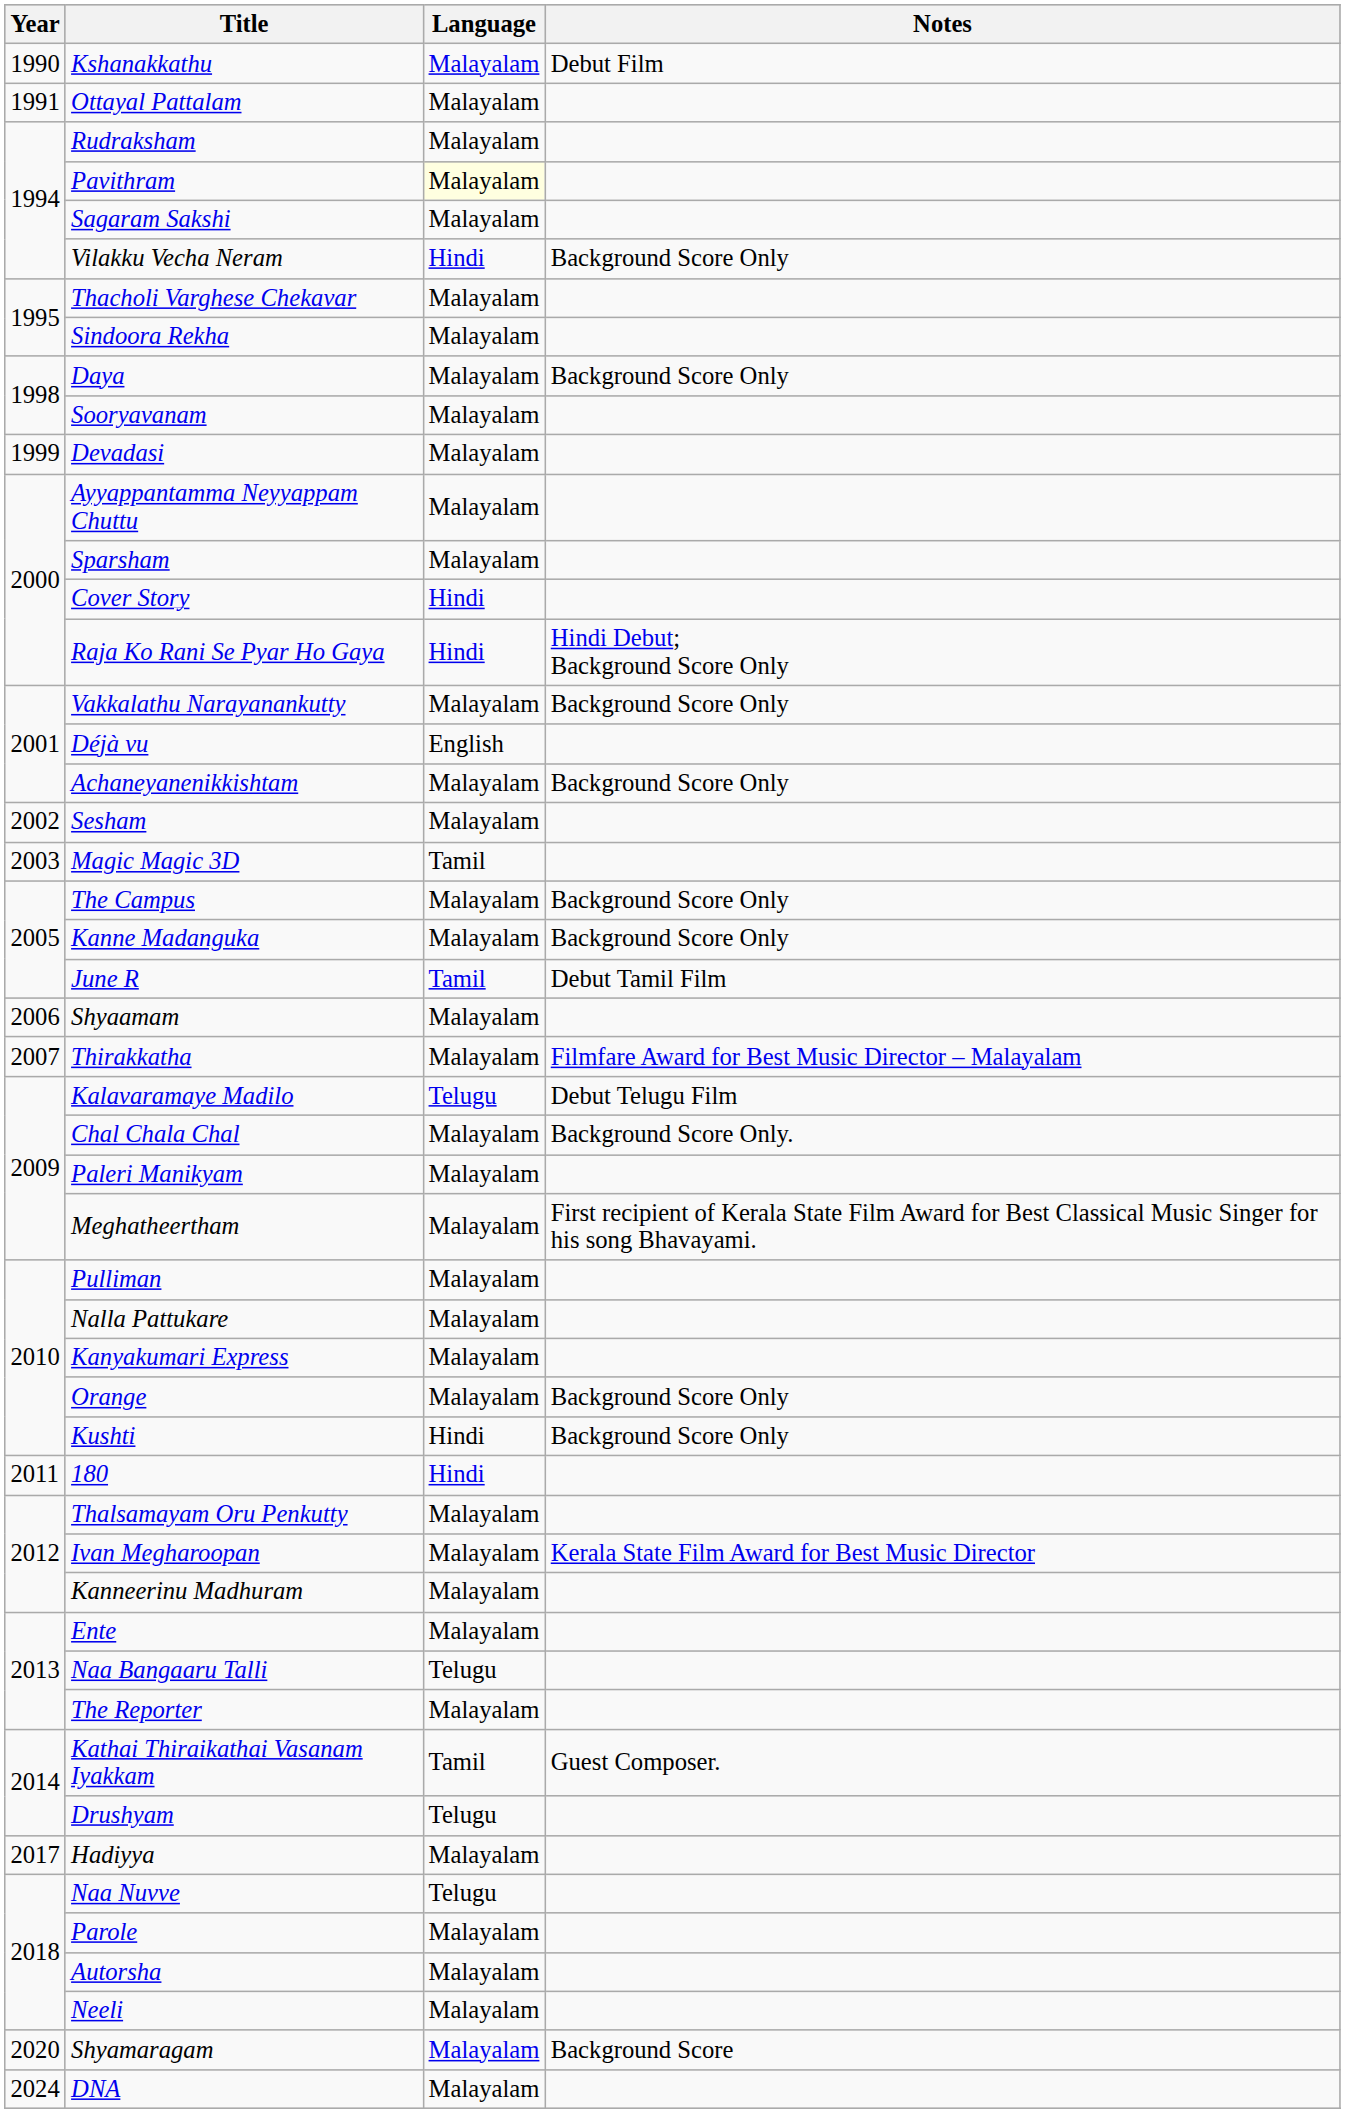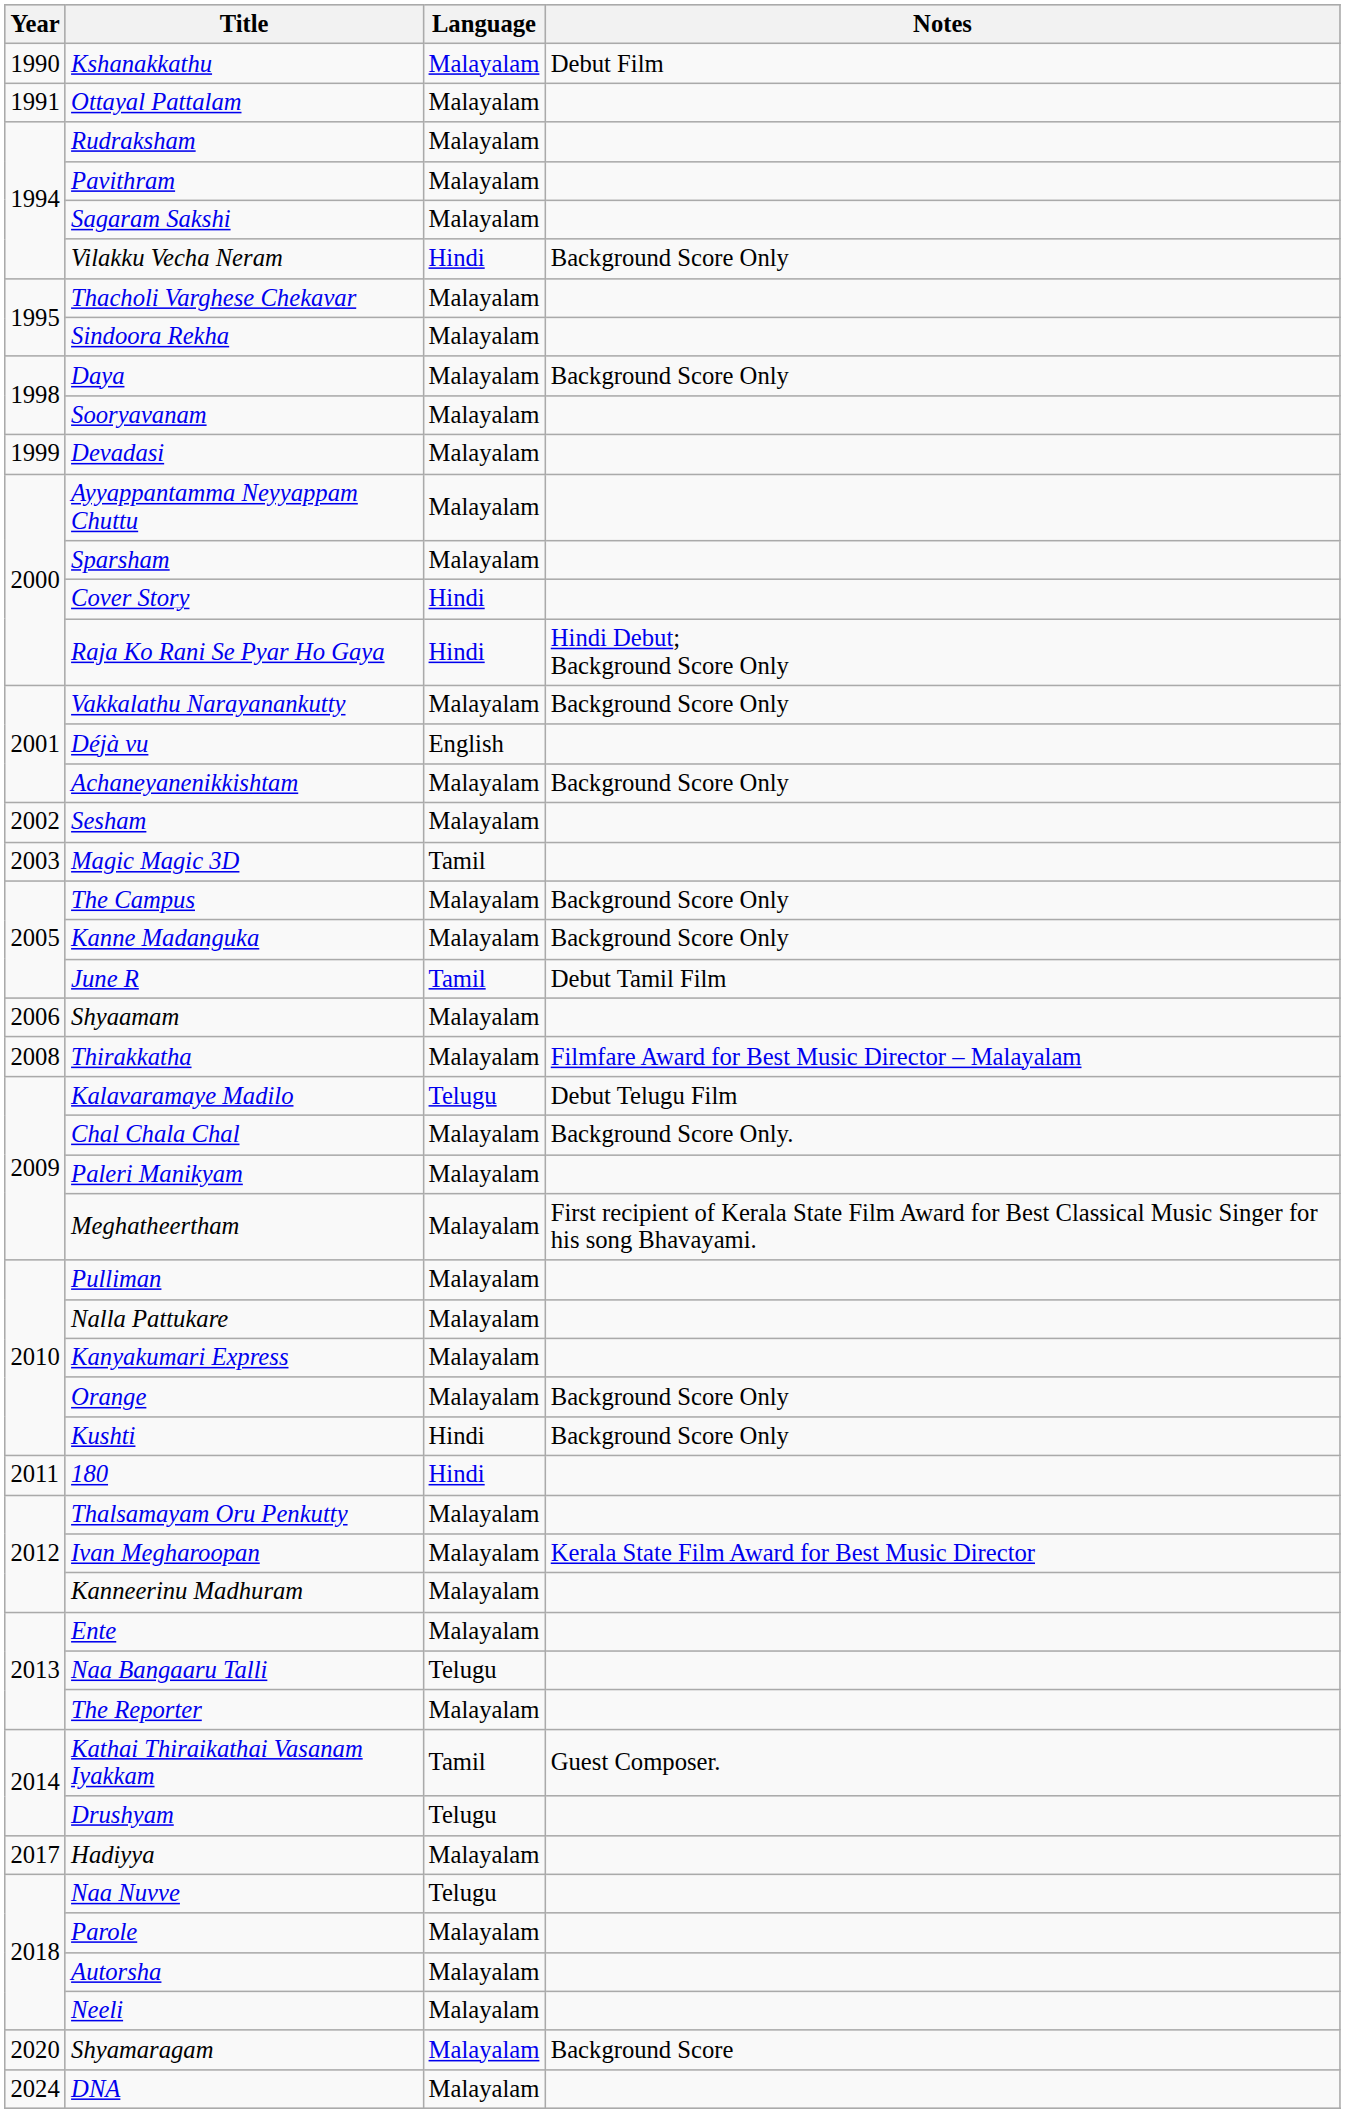(484, 180) lightyellow background -> (484, 180) no background
(35, 1056) 2007 -> (35, 1056) 2008
